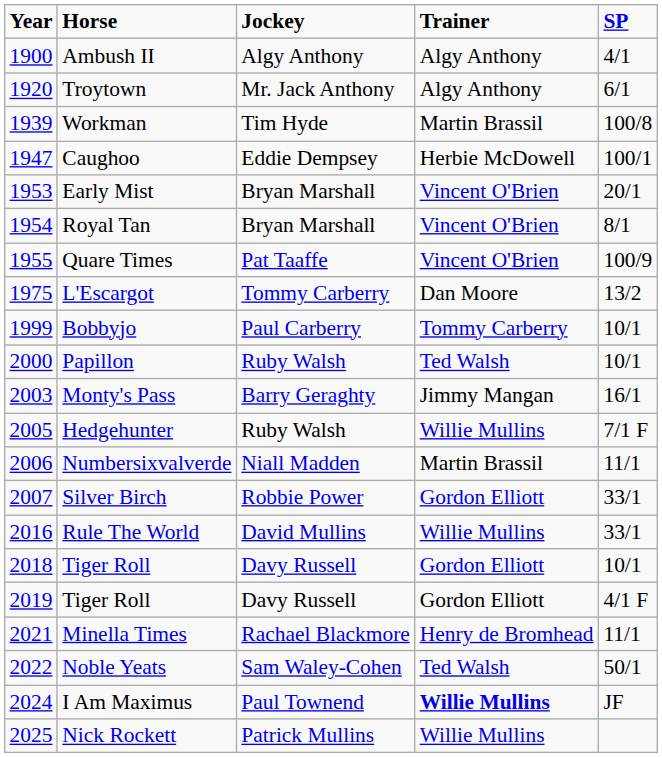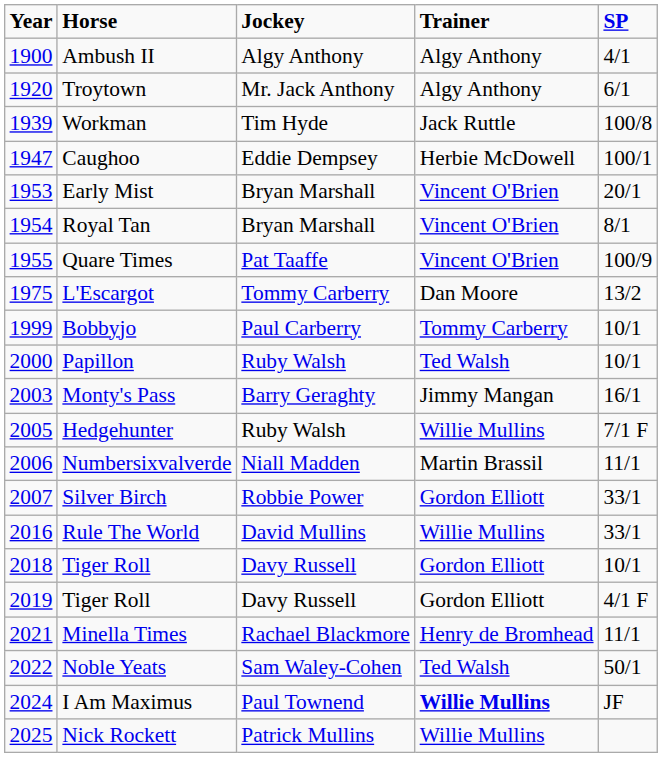(481, 123) Martin Brassil -> (468, 123) Jack Ruttle
